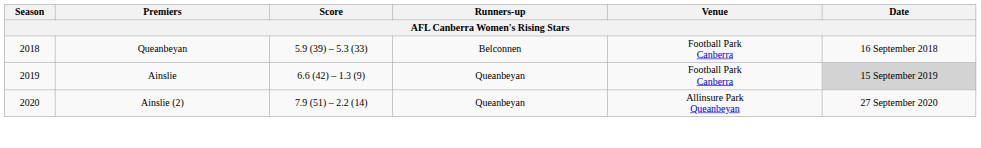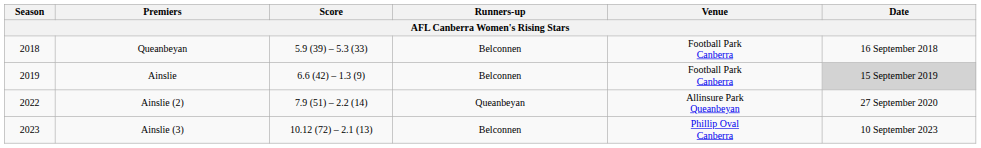(500, 76) Queanbeyan -> (500, 76) Belconnen
(30, 103) 2020 -> (30, 103) 2022
+ row: (162, 130)
